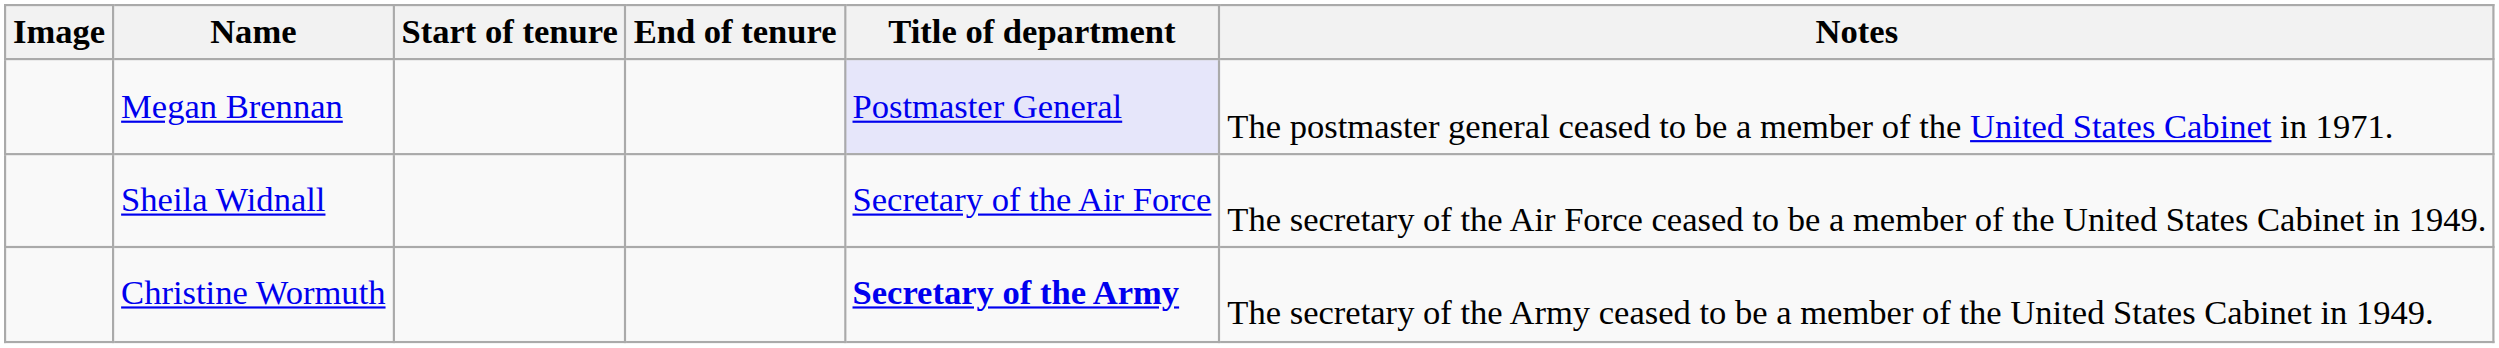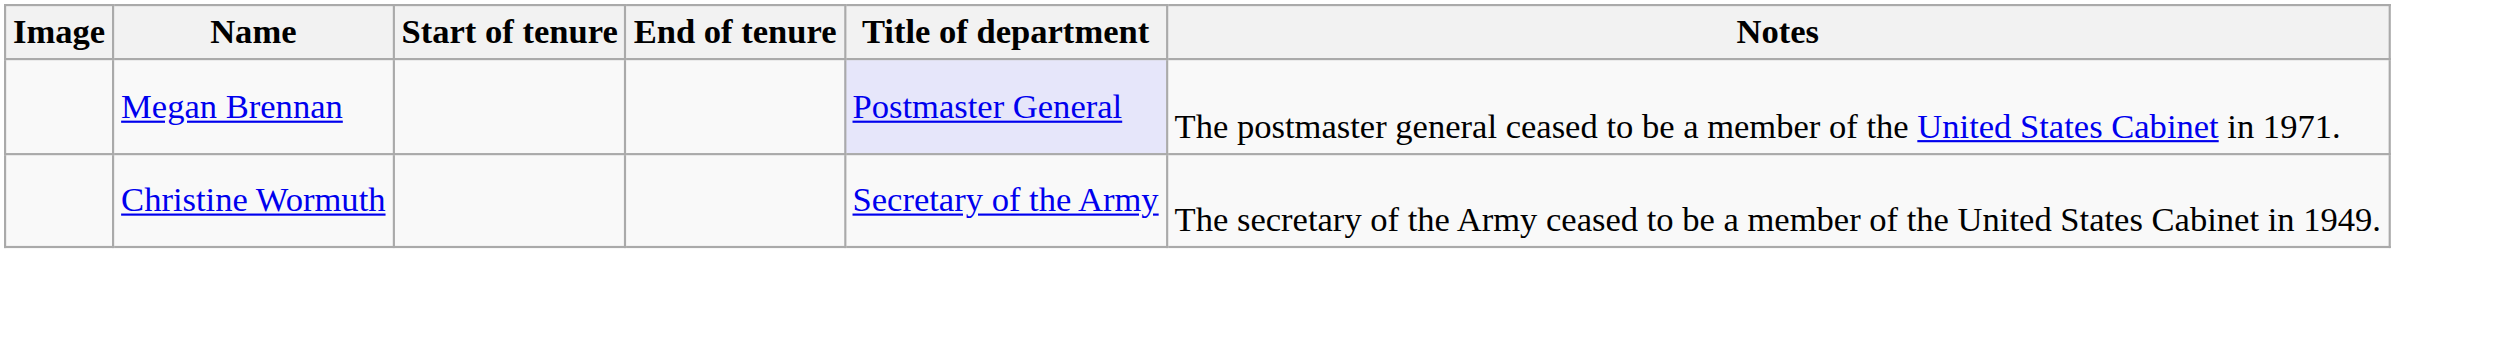- row: (223, 199)
(1016, 293) bold -> (1006, 199) normal
